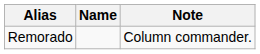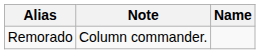columns swapped: (98, 15) <-> (188, 15)
